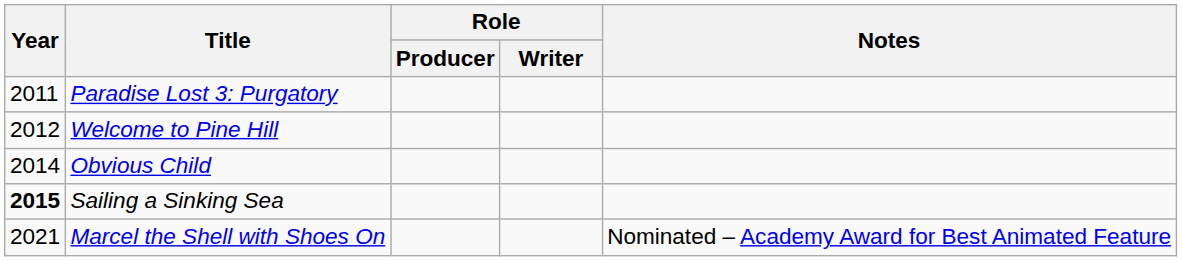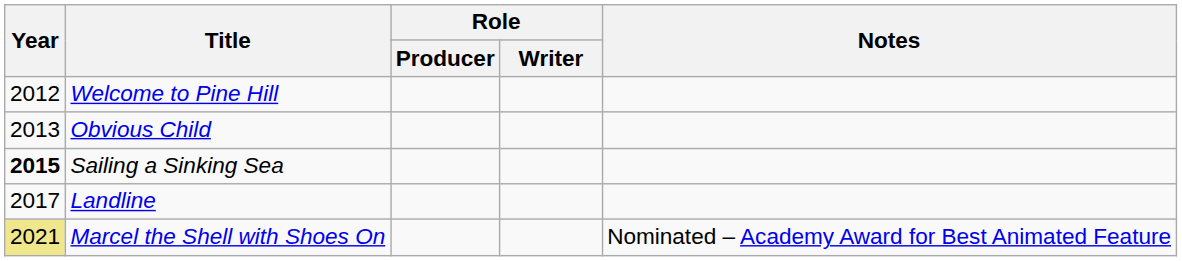- row: (204, 93)
(35, 165) 2014 -> (35, 129) 2013
+ row: (113, 201)
(35, 237) no background -> (35, 237) khaki background
